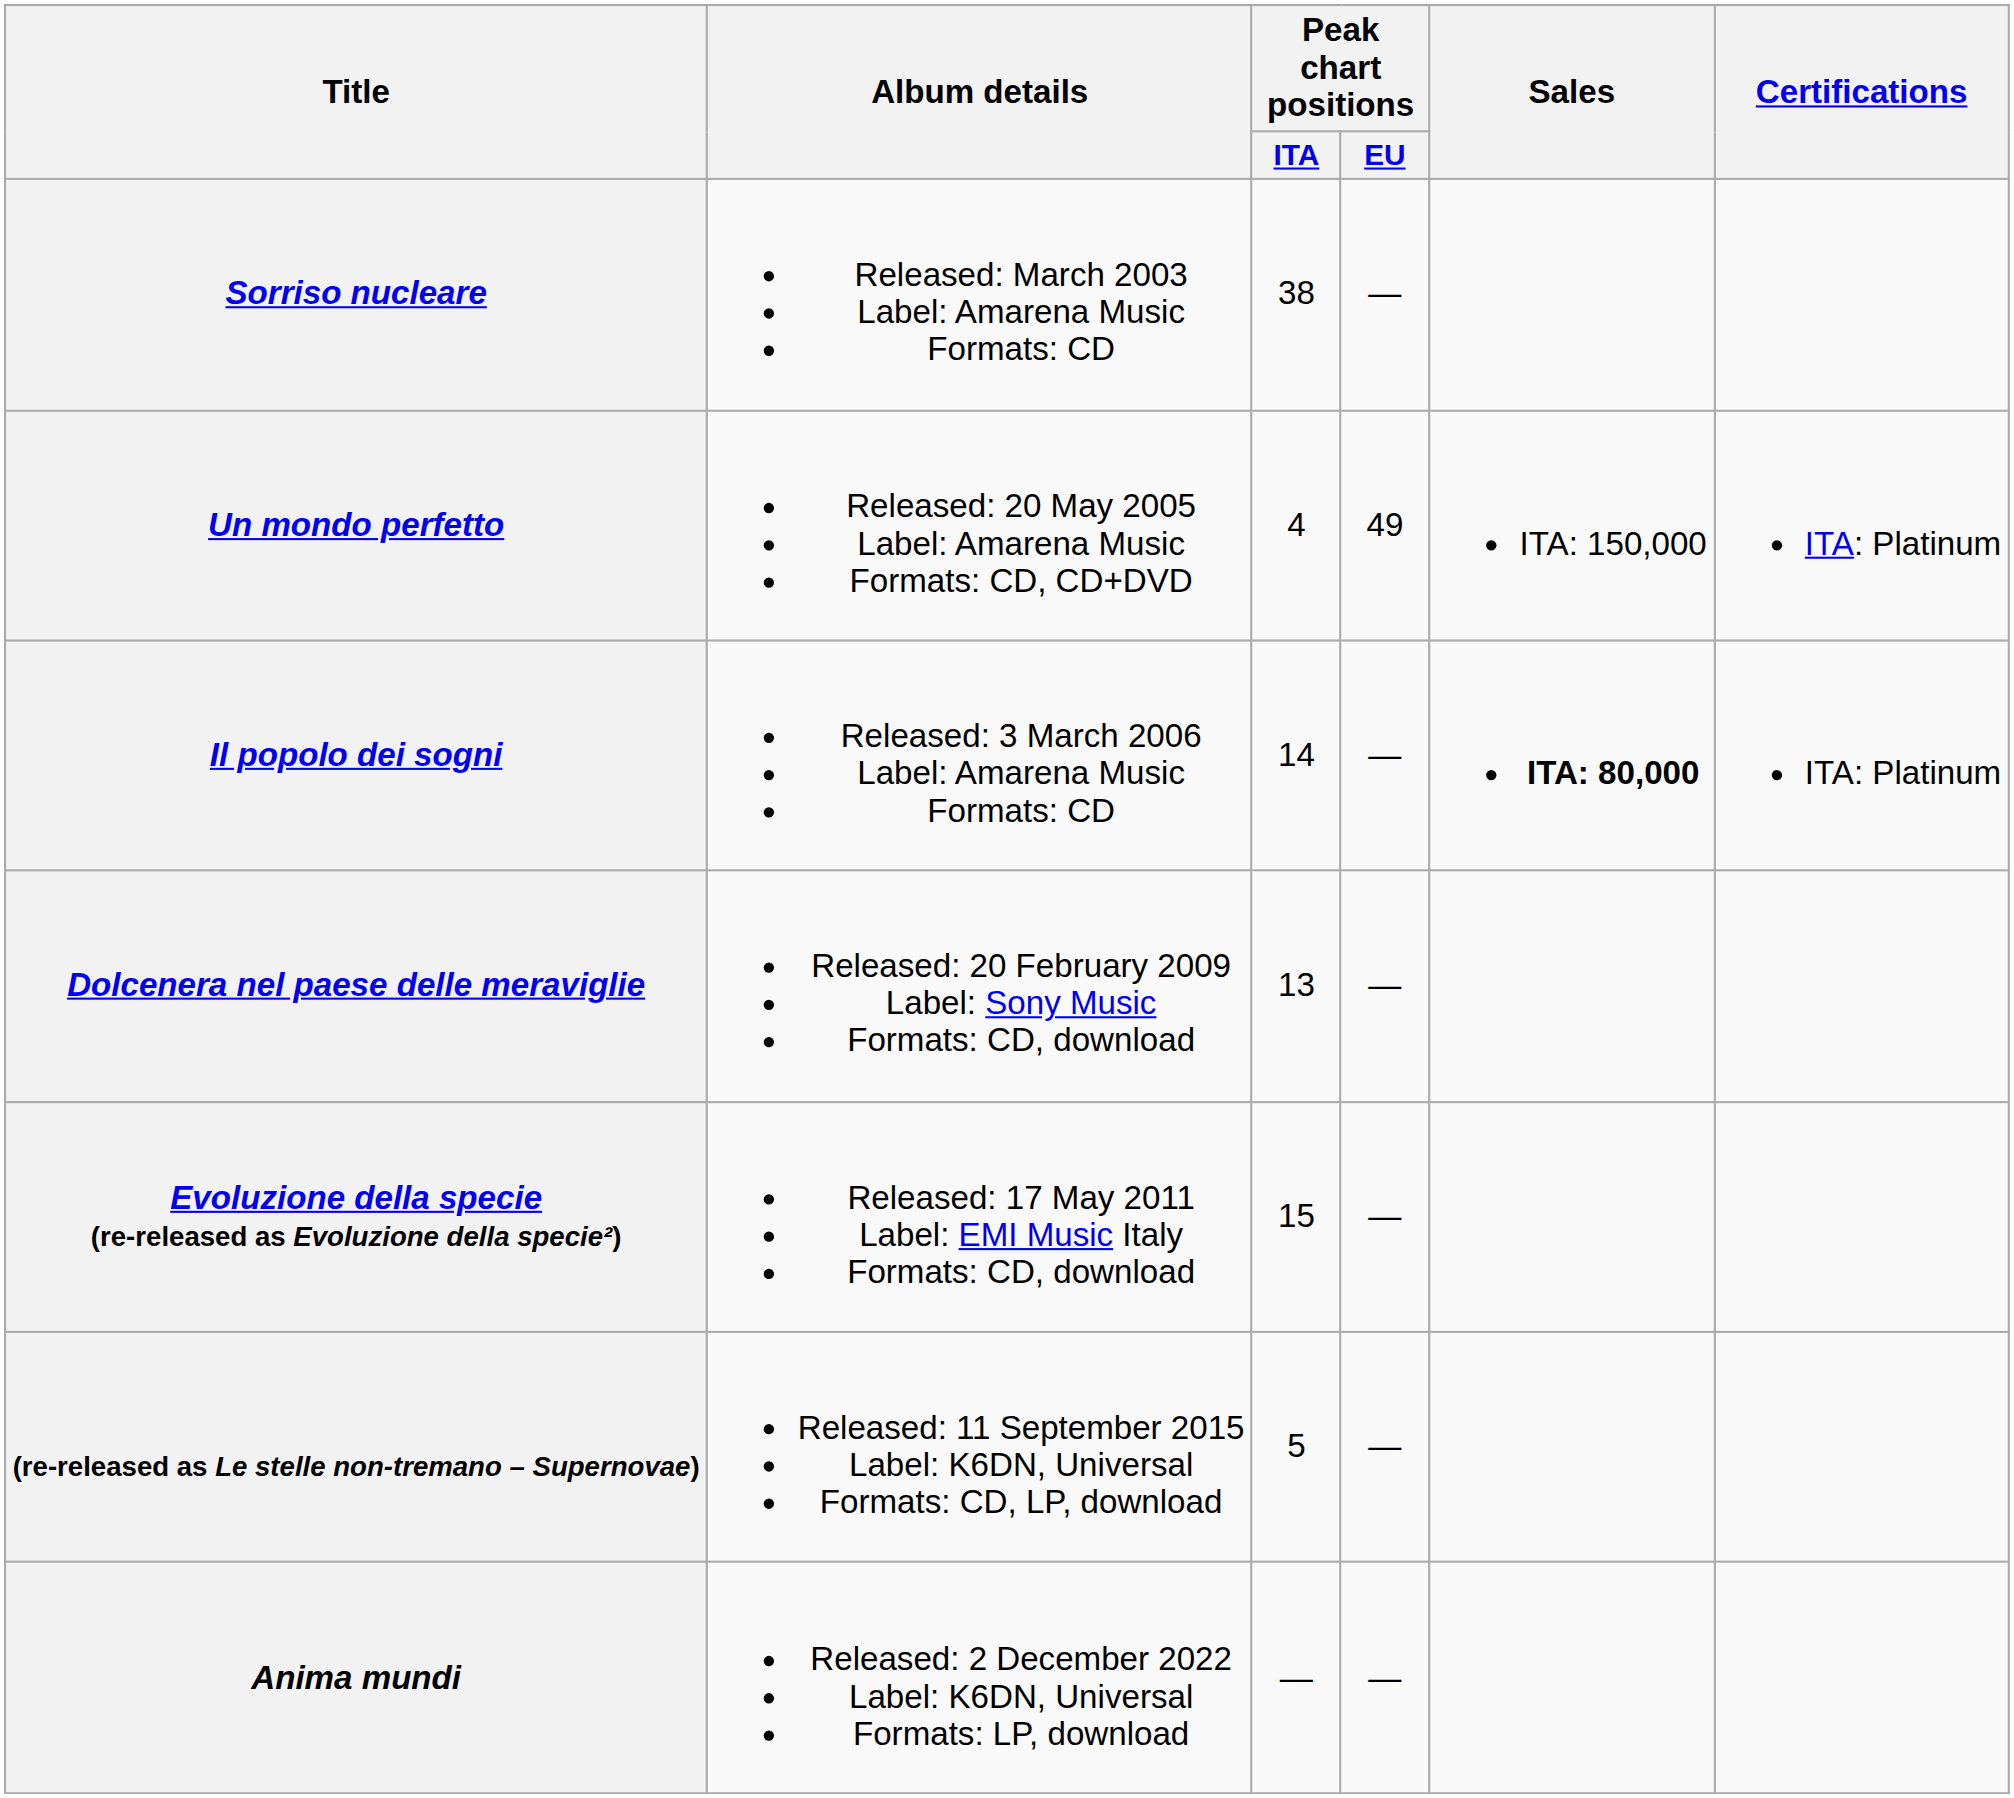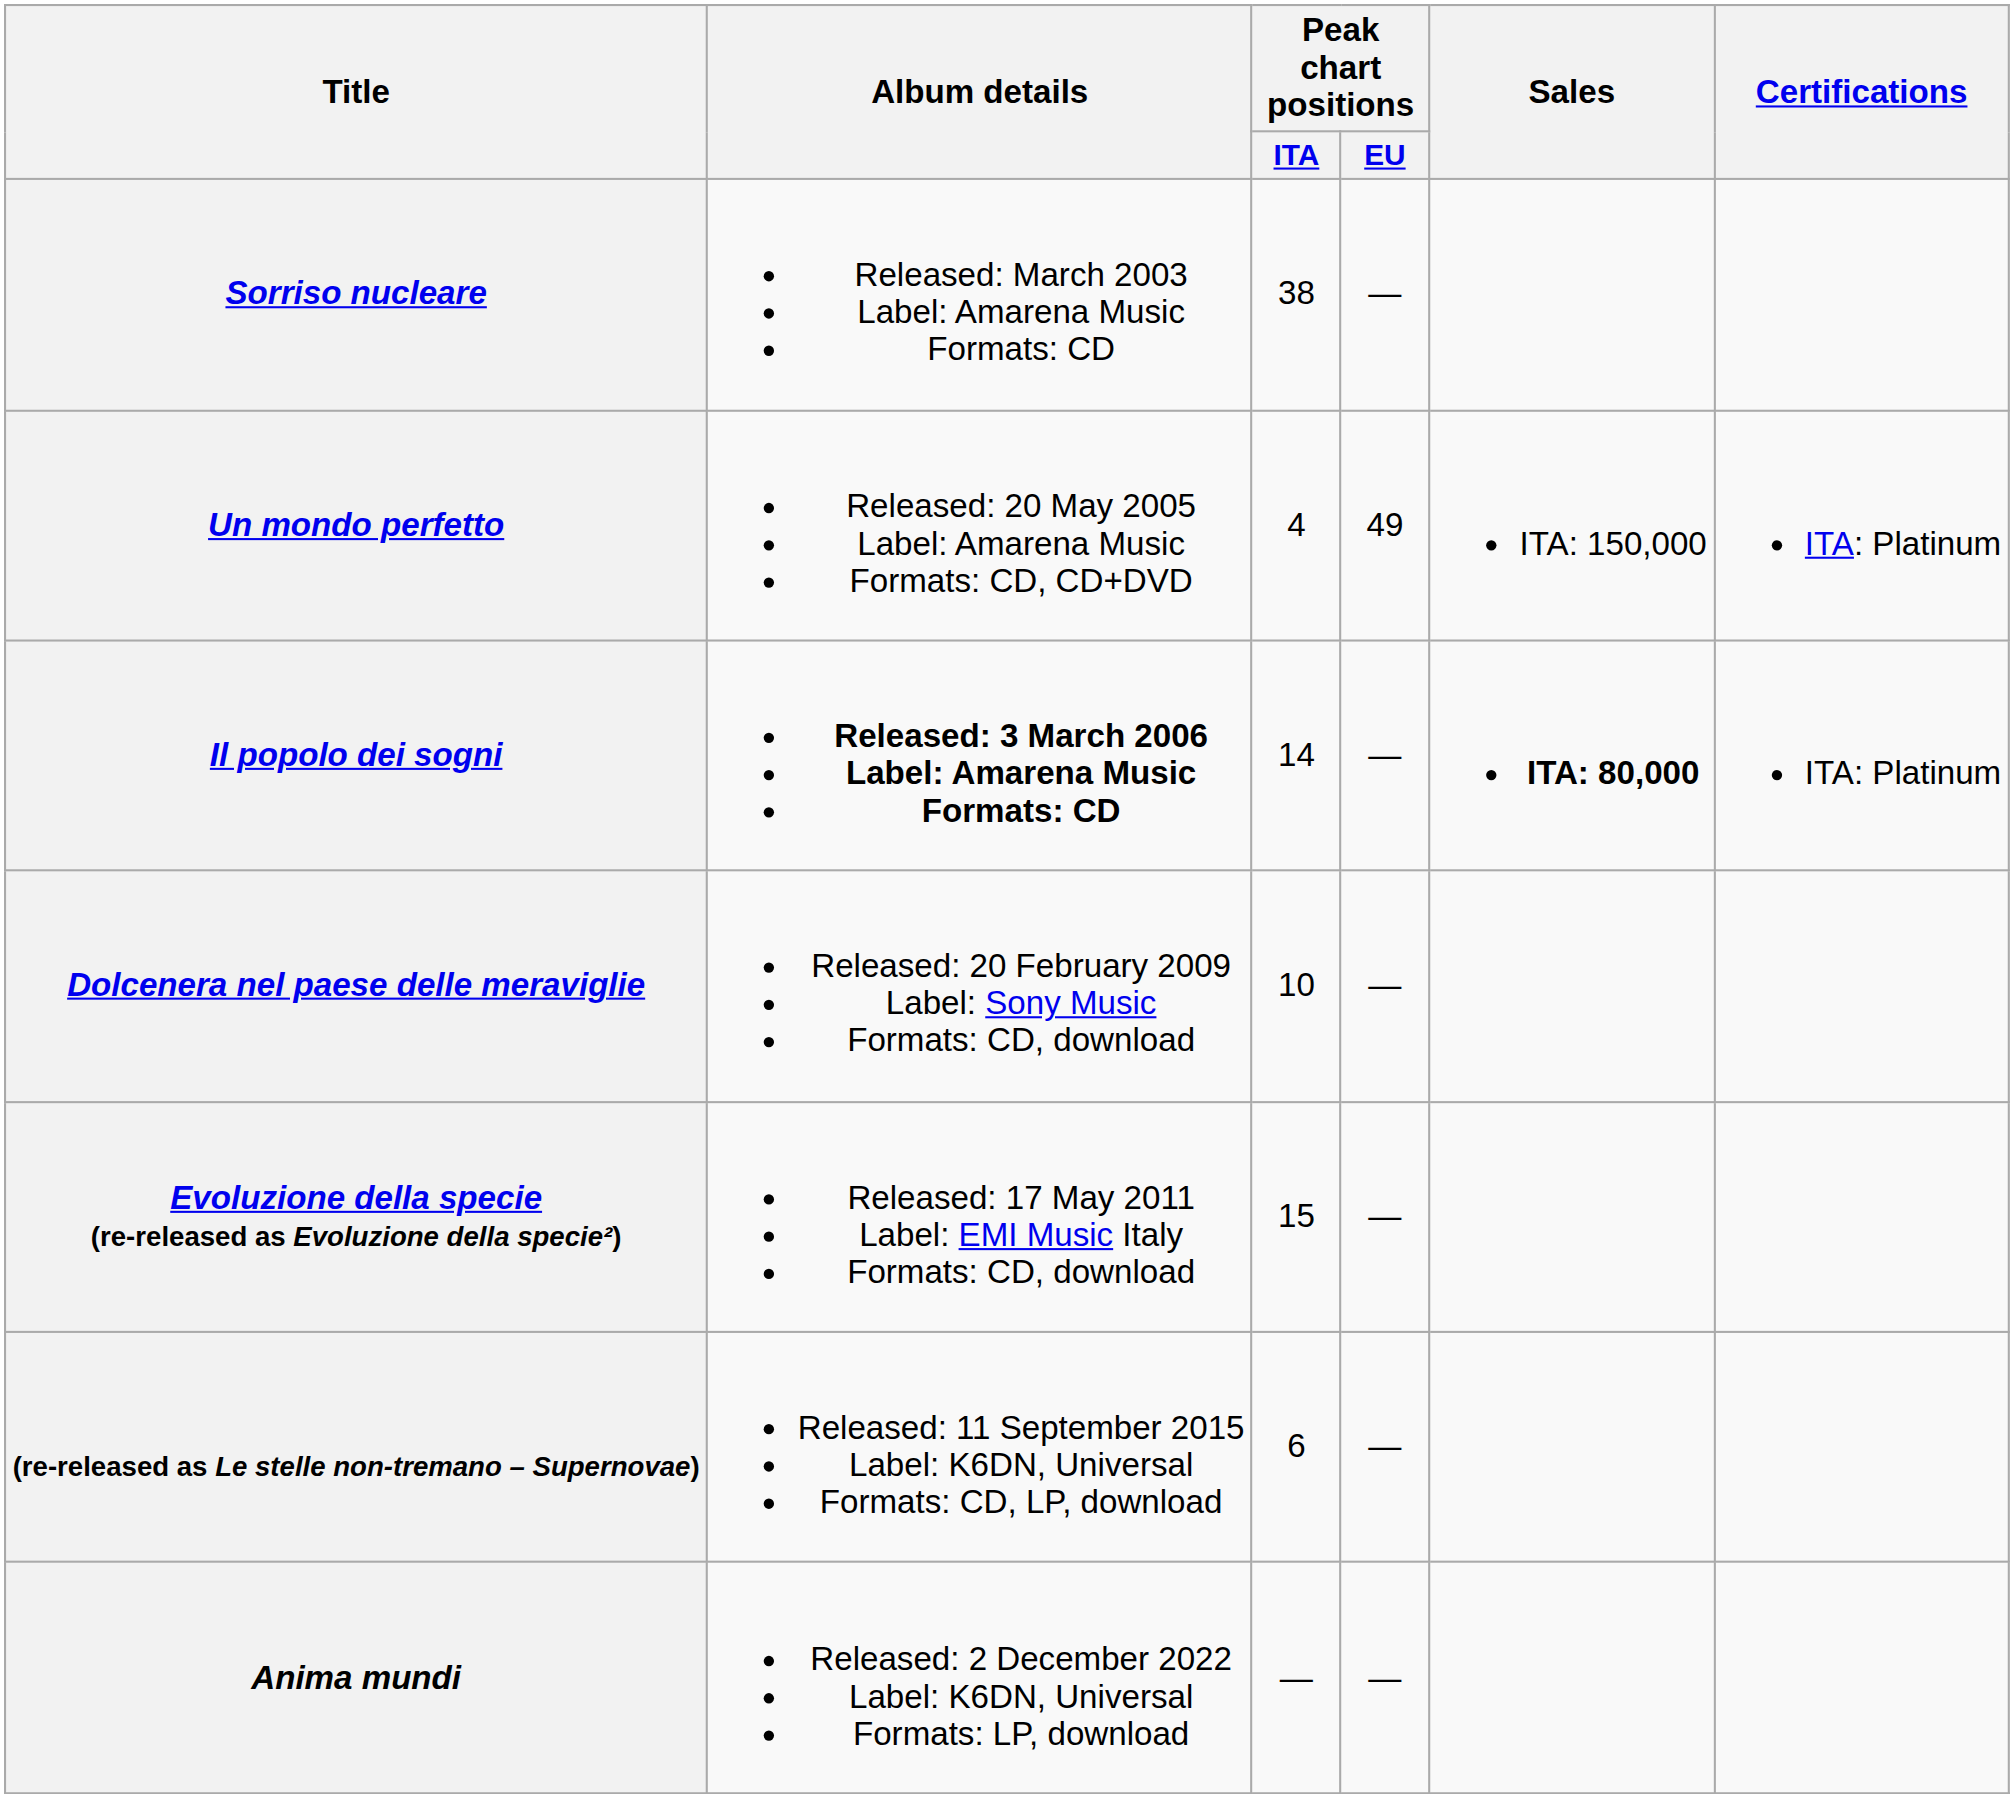(980, 774) normal -> (980, 774) bold
(1296, 985) 13 -> (1296, 985) 10
(1296, 1446) 5 -> (1296, 1446) 6
